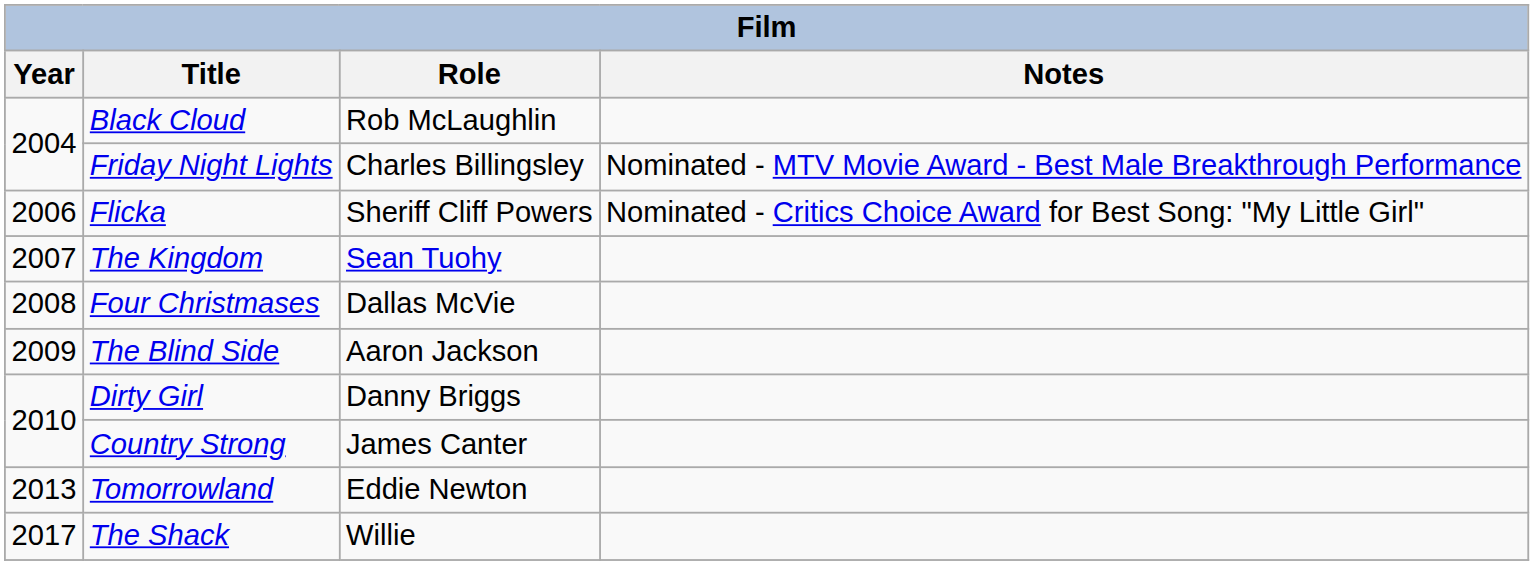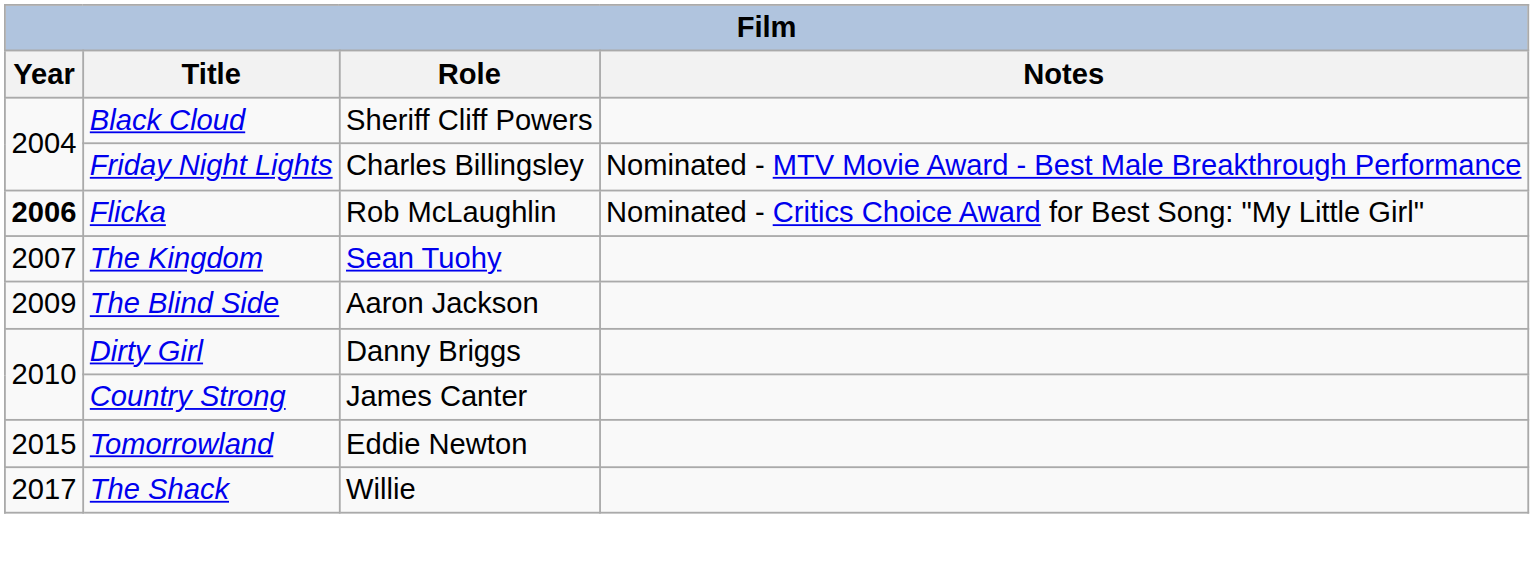(451, 119) Rob McLaughlin -> (469, 119) Sheriff Cliff Powers
(44, 212) normal -> (44, 212) bold
(469, 212) Sheriff Cliff Powers -> (451, 212) Rob McLaughlin
- row: (205, 304)
(44, 489) 2013 -> (44, 443) 2015
